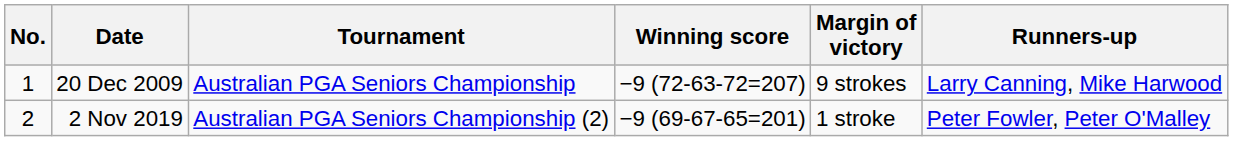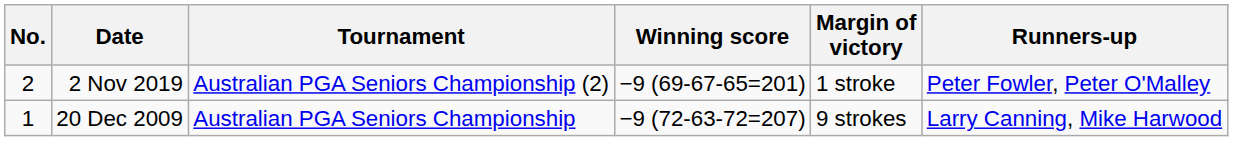rows swapped: (120, 83) <-> (126, 118)
